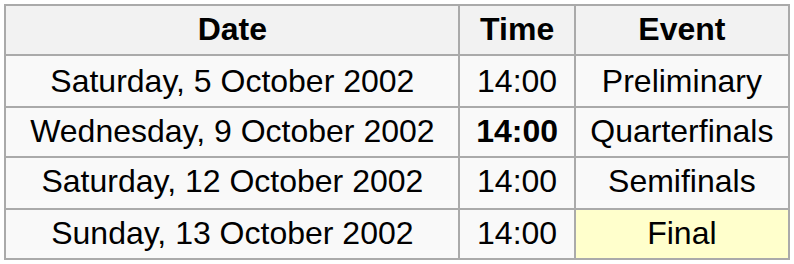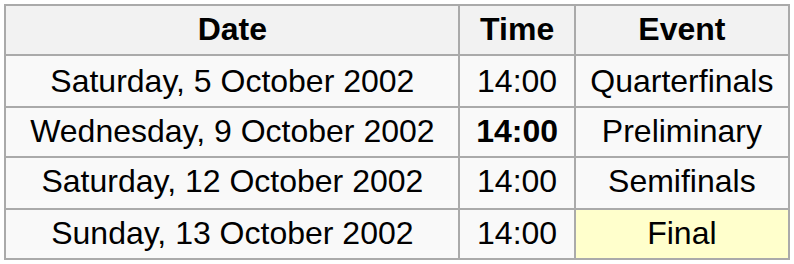(682, 80) Preliminary -> (682, 80) Quarterfinals
(682, 131) Quarterfinals -> (682, 131) Preliminary
